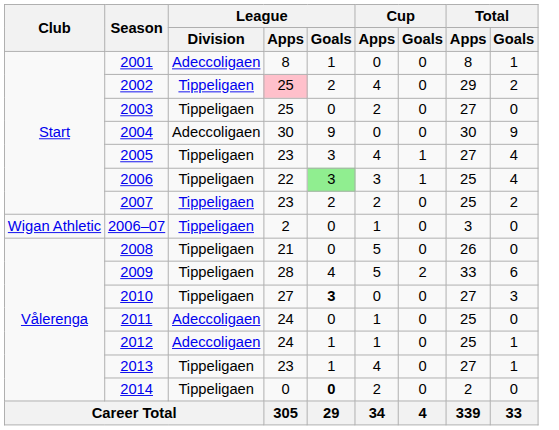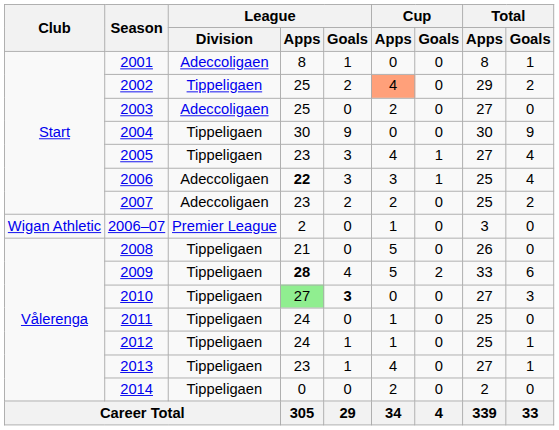(286, 86) pink background -> (302, 86) no background
(377, 86) no background -> (393, 86) lightsalmon background
(216, 109) Tippeligaen -> (224, 109) Adeccoligaen
(216, 132) Adeccoligaen -> (224, 132) Tippeligaen
(216, 179) Tippeligaen -> (224, 179) Adeccoligaen
(286, 179) normal -> (302, 179) bold
(331, 179) lightgreen background -> (348, 179) no background
(216, 202) Tippeligaen -> (224, 202) Adeccoligaen
(216, 226) Tippeligaen -> (224, 226) Premier League
(286, 272) normal -> (302, 272) bold
(286, 296) no background -> (302, 296) lightgreen background
(216, 319) Adeccoligaen -> (224, 319) Tippeligaen
(216, 343) Adeccoligaen -> (224, 343) Tippeligaen
(331, 389) bold -> (348, 389) normal
